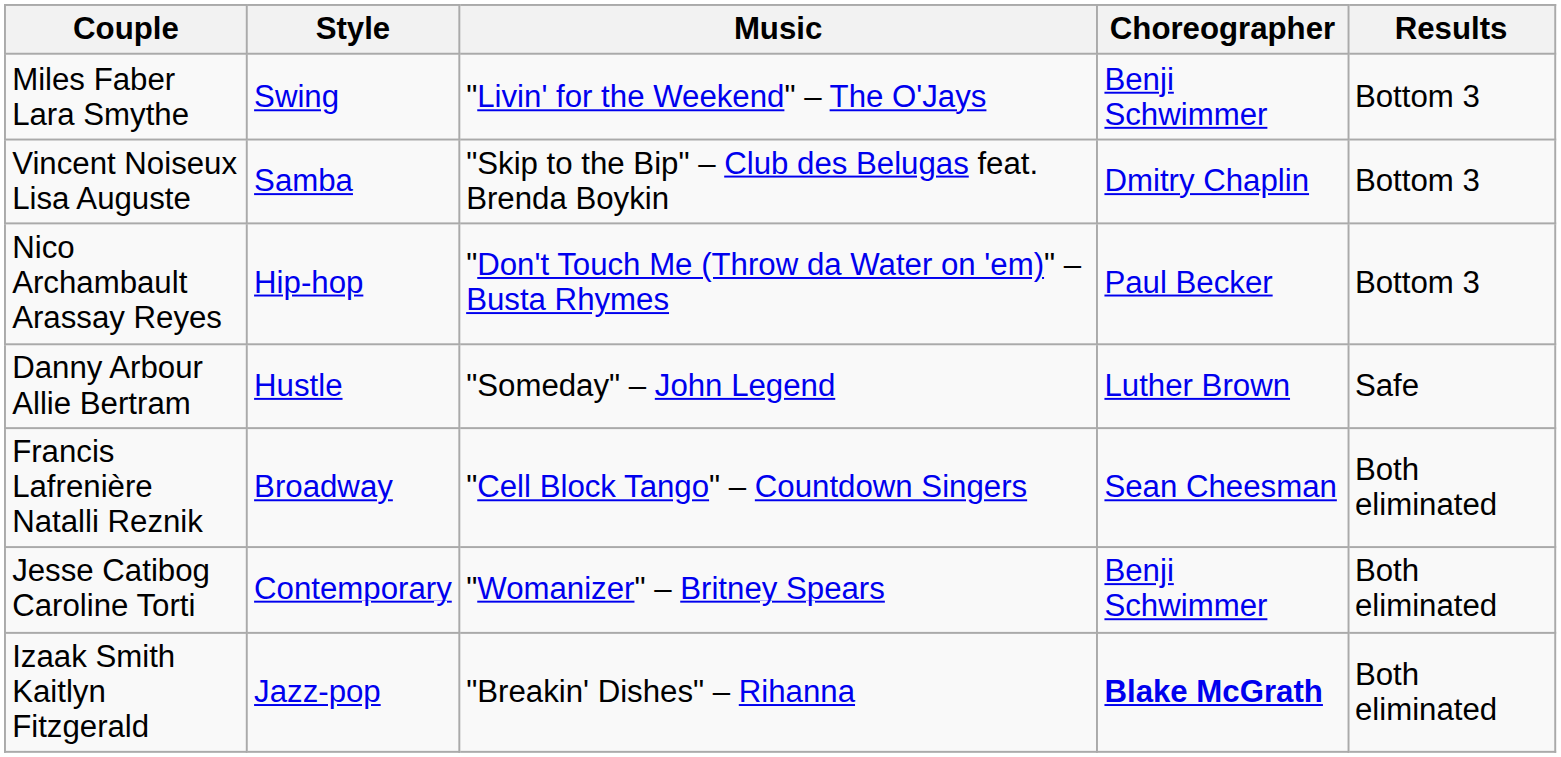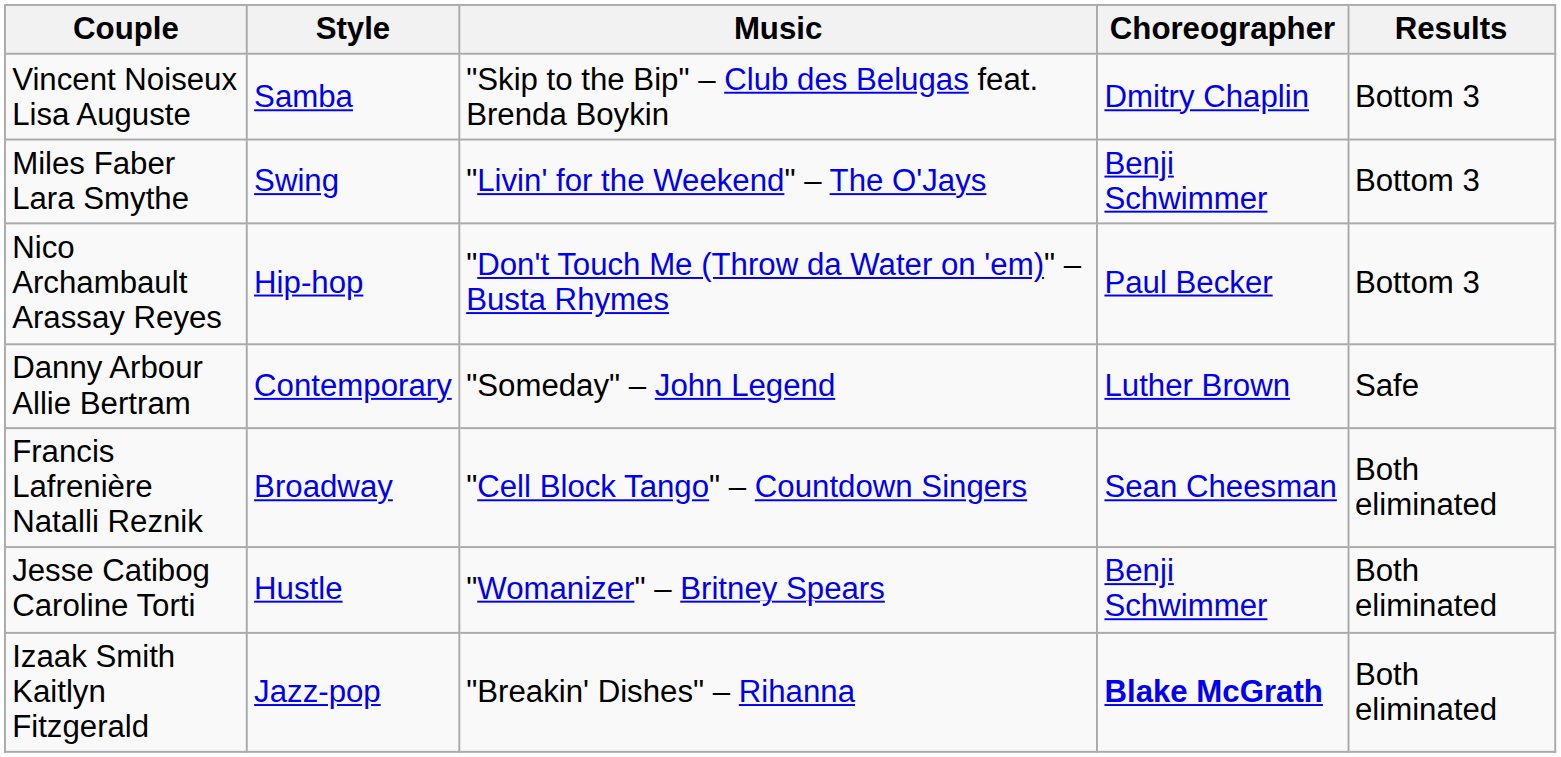rows swapped: (125, 180) <-> (101, 96)
(298, 385) Hustle -> (353, 385) Contemporary
(353, 589) Contemporary -> (298, 589) Hustle
